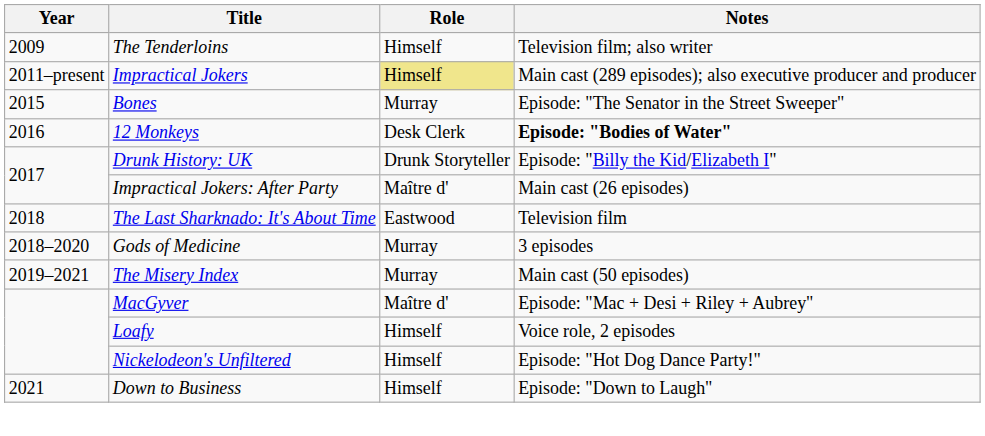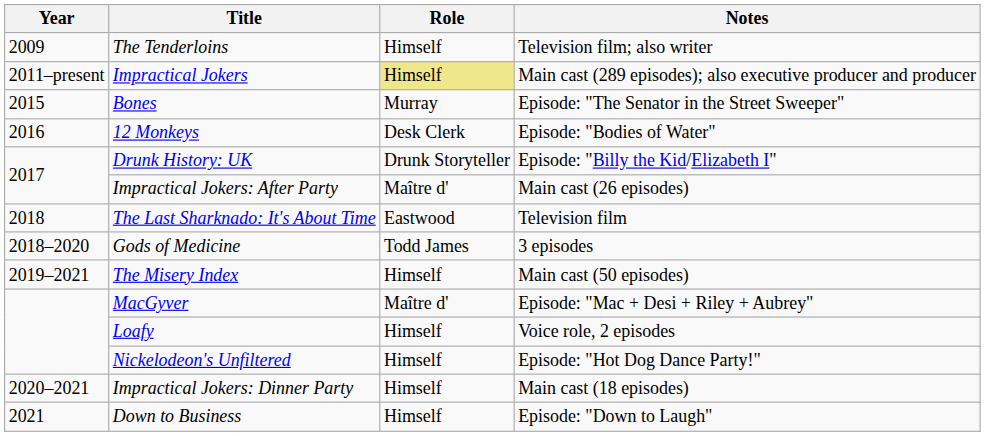(625, 132) bold -> (617, 132) normal
(411, 246) Murray -> (426, 246) Todd James
(411, 274) Murray -> (413, 274) Himself
+ row: (233, 388)
